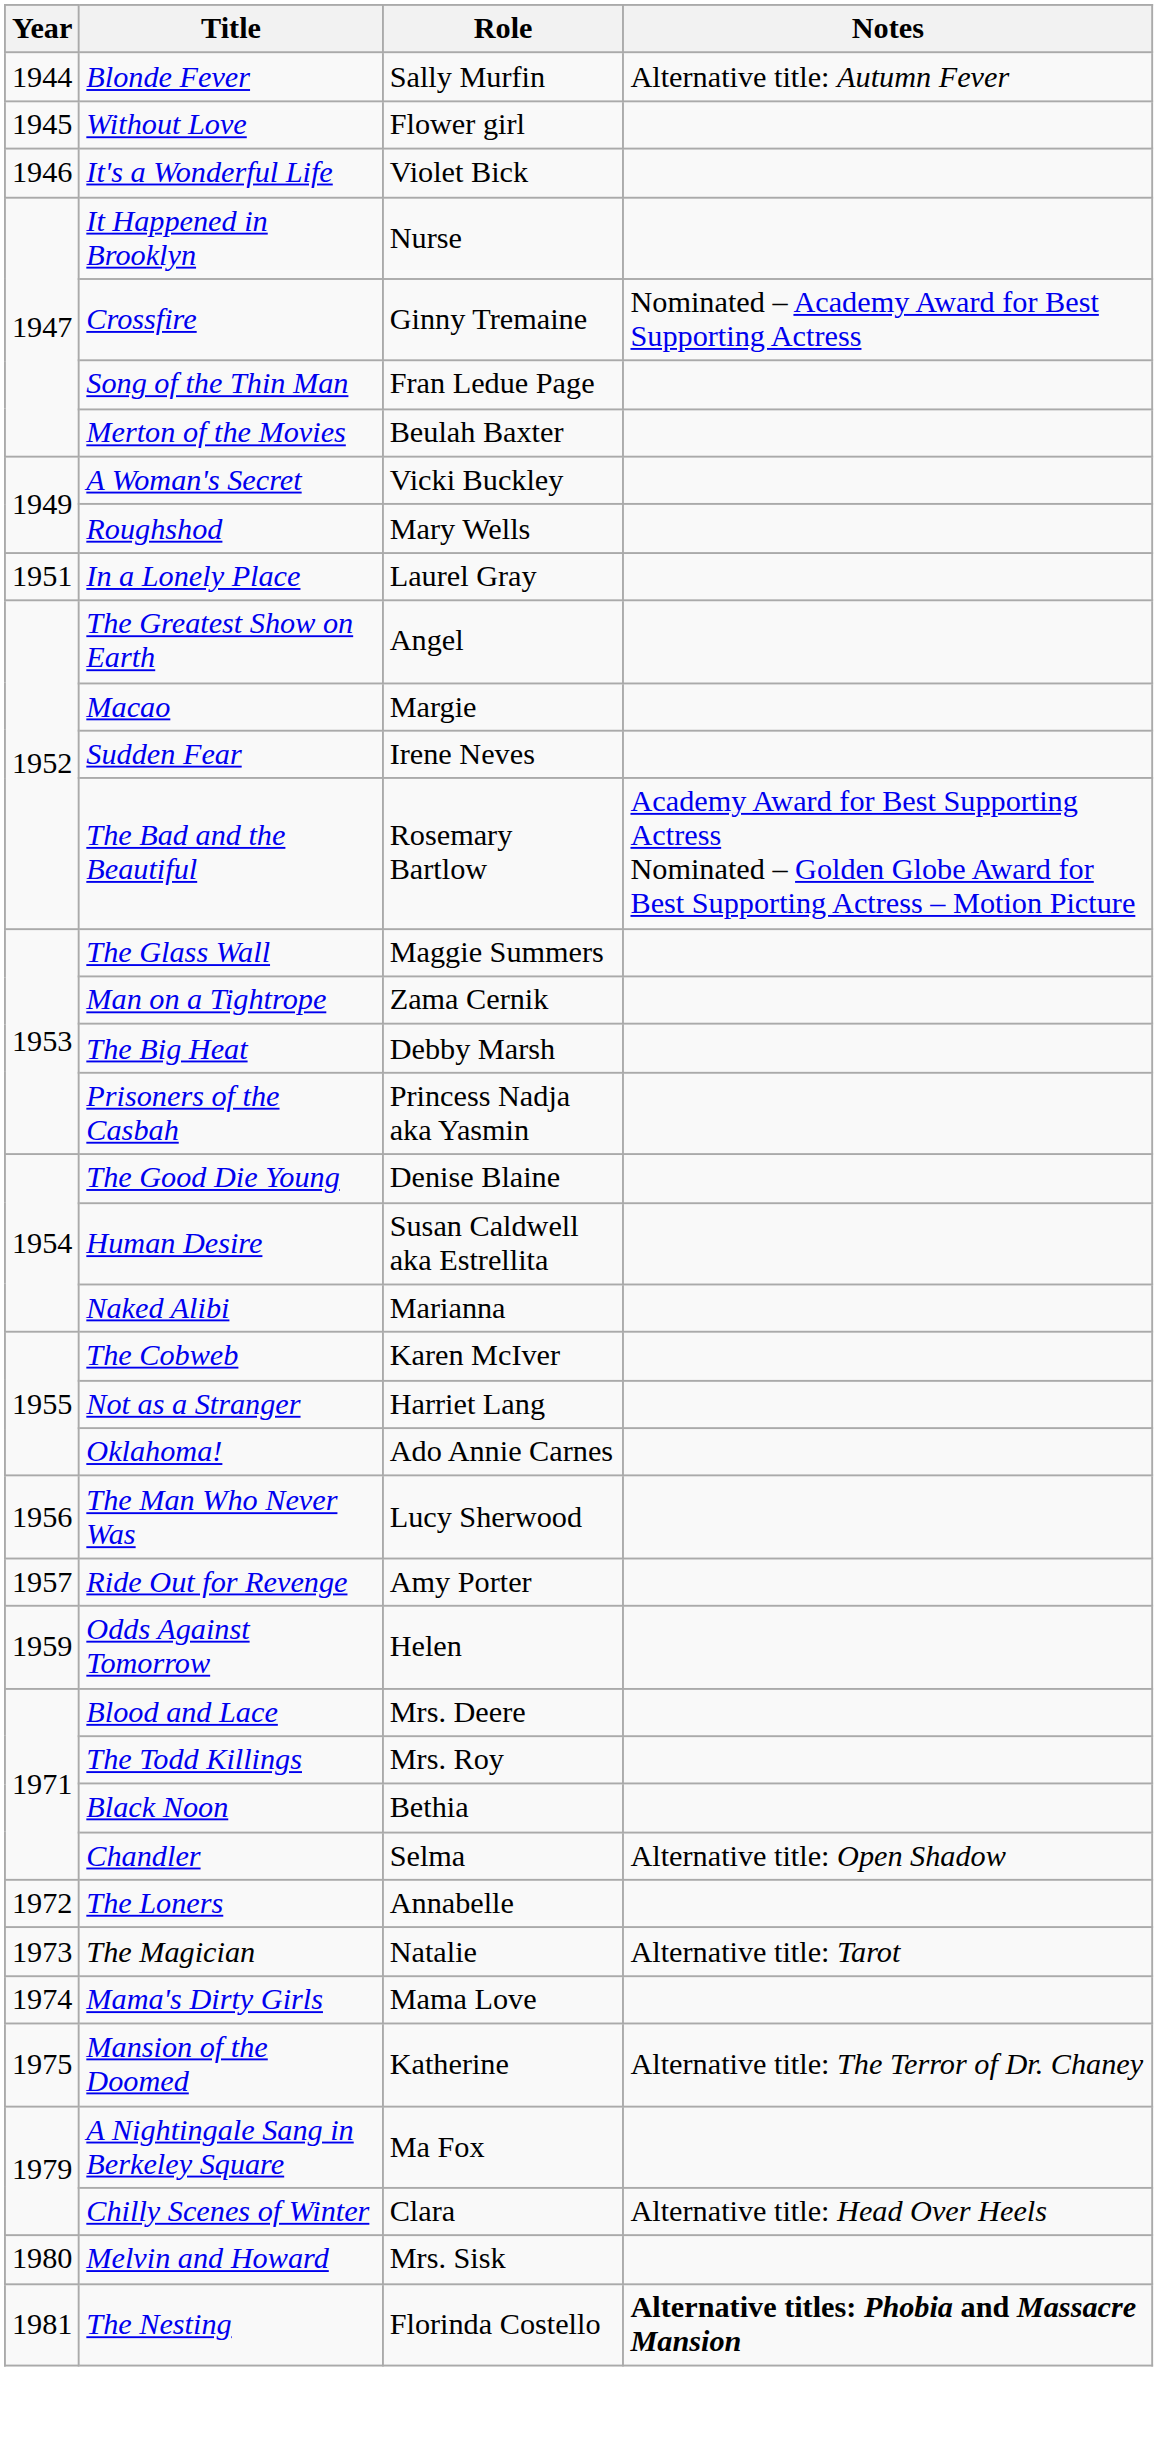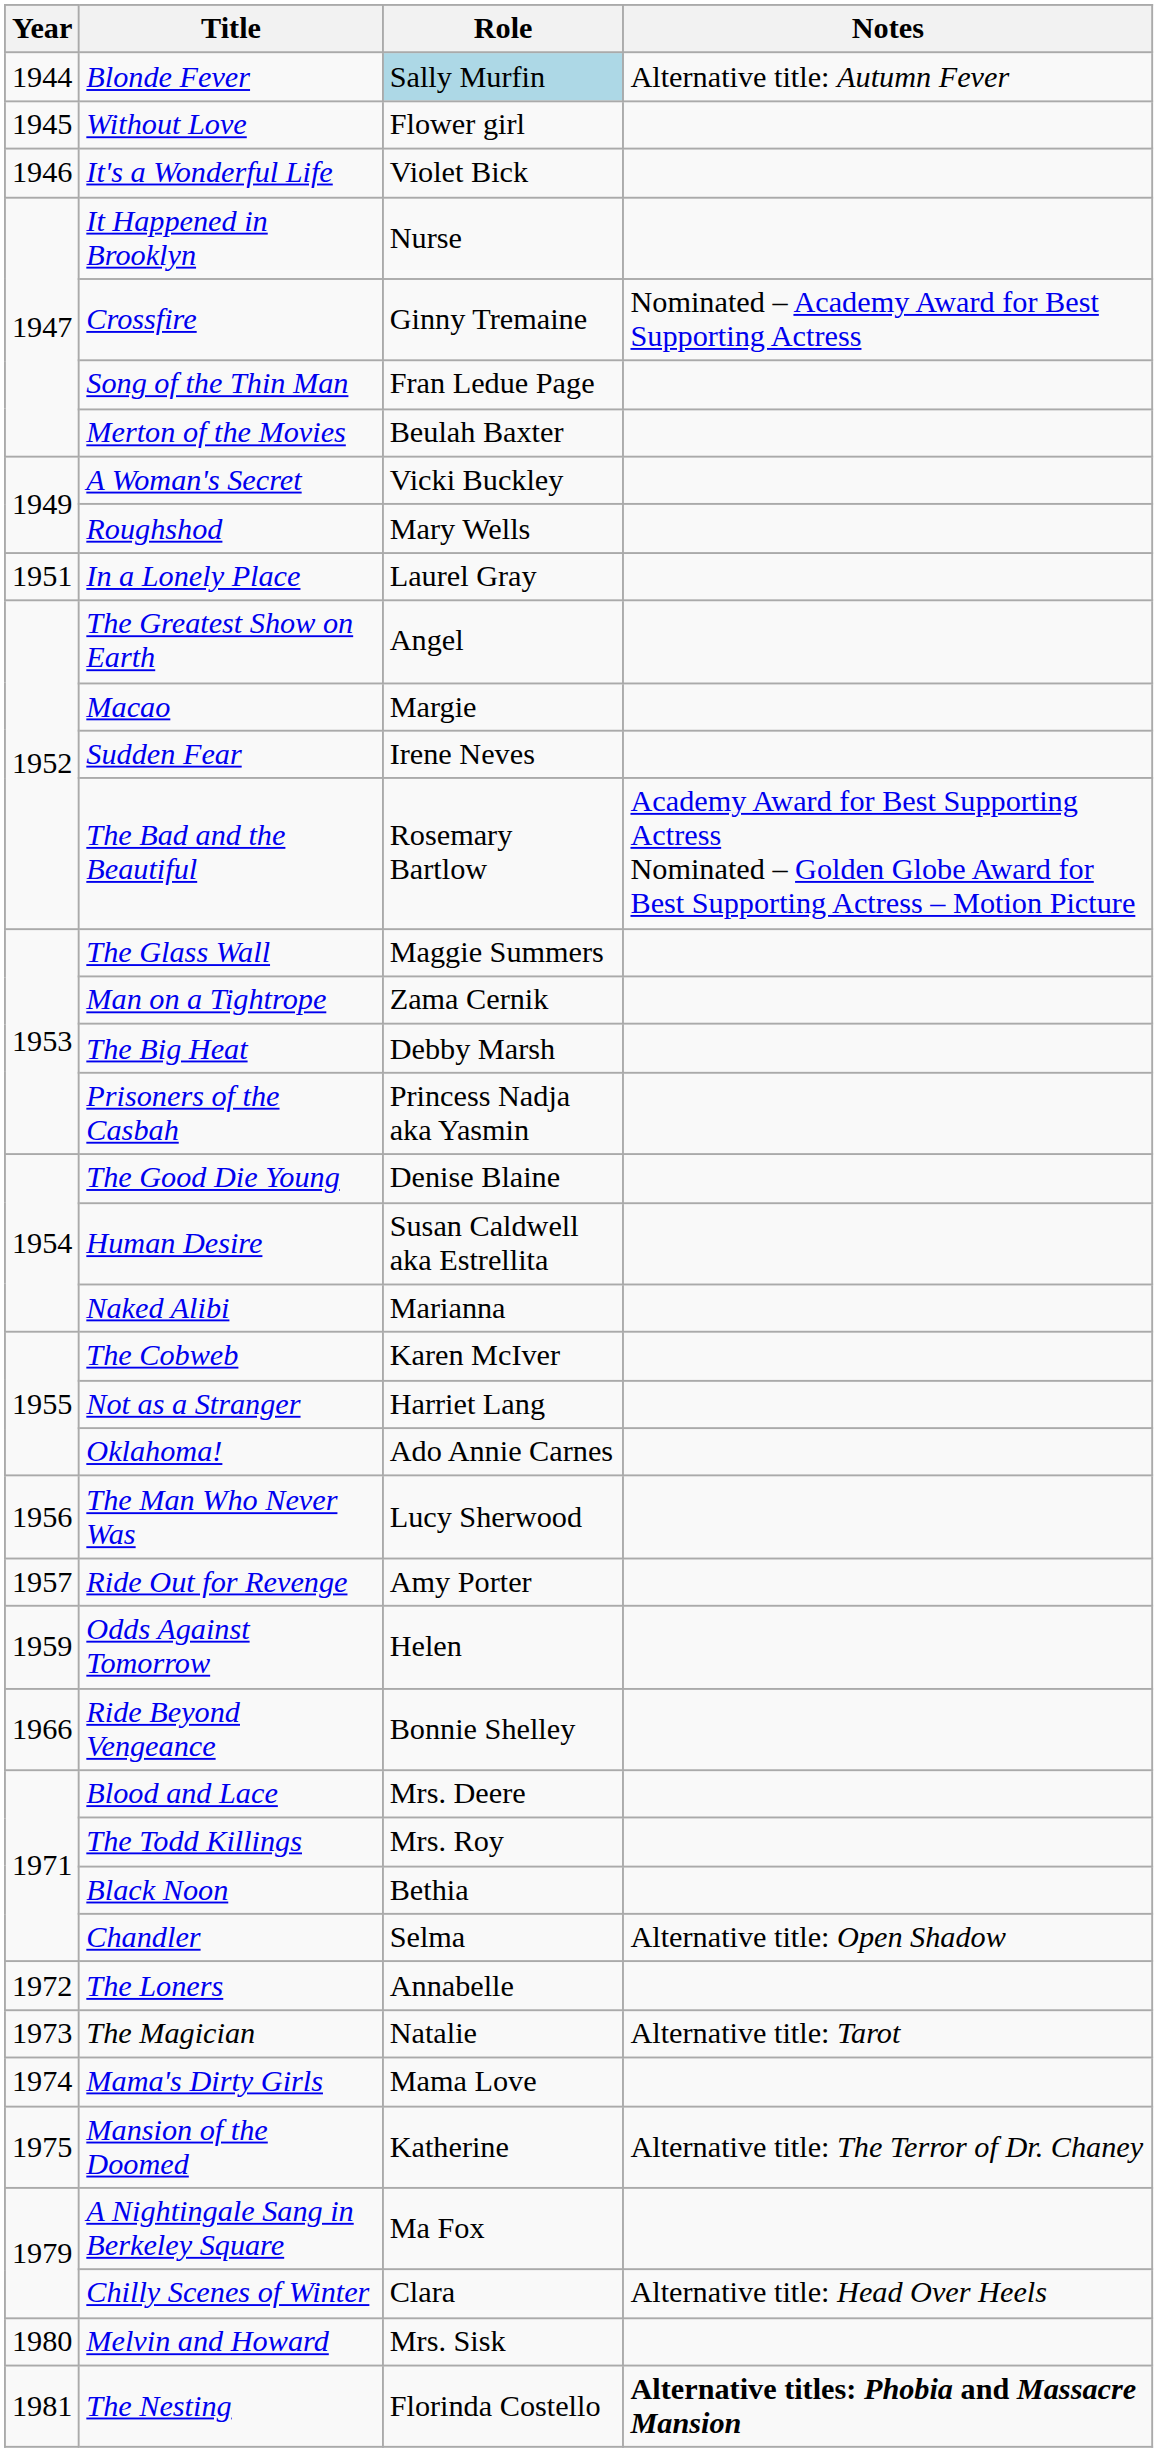(467, 76) no background -> (467, 76) lightblue background
+ row: (163, 1728)
